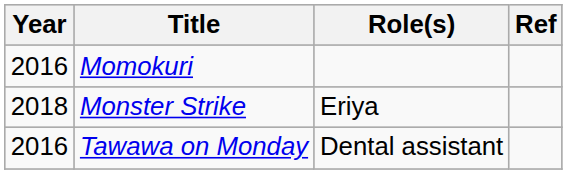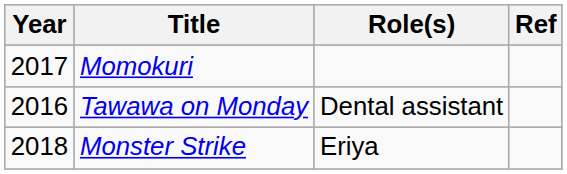(39, 65) 2016 -> (39, 65) 2017
rows swapped: (194, 147) <-> (163, 106)
